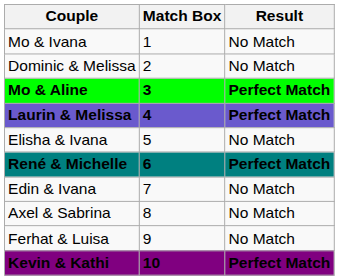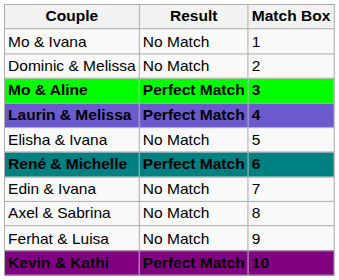columns swapped: (182, 16) <-> (279, 16)
